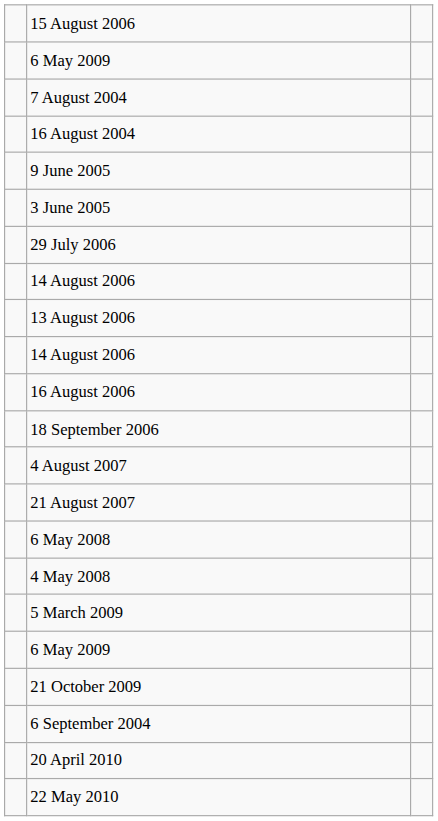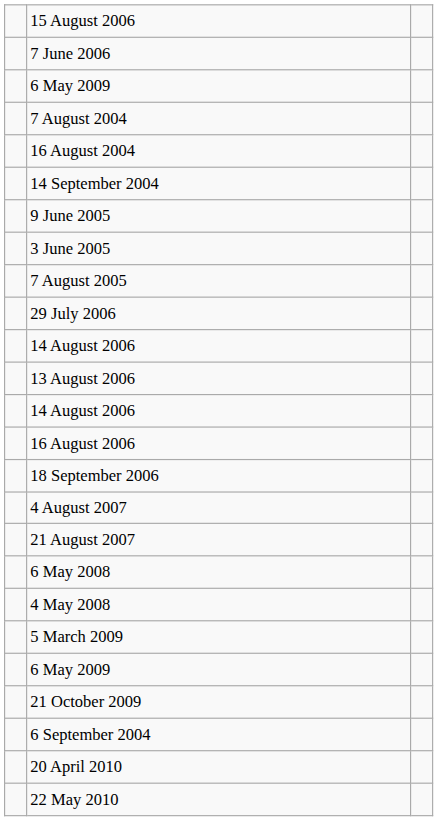+ row: (16, 54)
+ row: (16, 183)
+ row: (16, 281)
